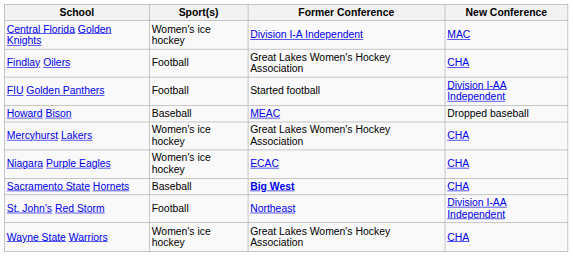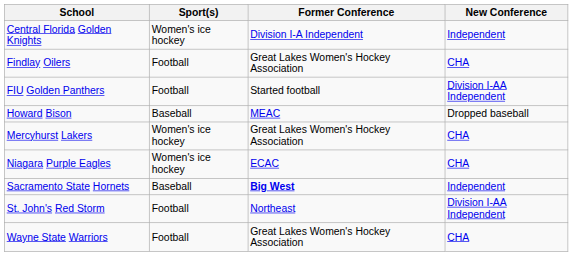(459, 35) MAC -> (476, 35) Independent
(458, 186) CHA -> (476, 186) Independent
(181, 237) Women's ice hockey -> (170, 237) Football
